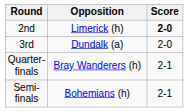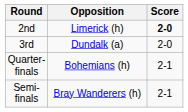(97, 66) Bray Wanderers (h) -> (97, 66) Bohemians (h)
(97, 93) Bohemians (h) -> (97, 93) Bray Wanderers (h)
